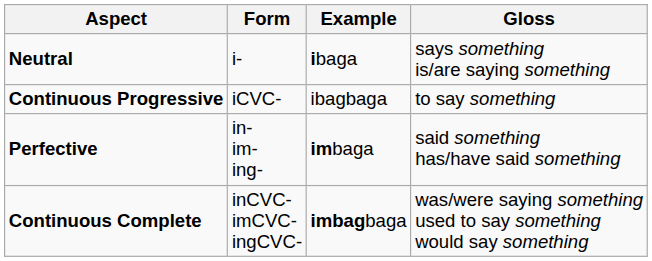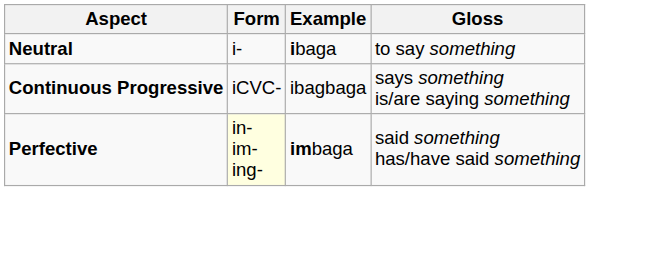(513, 59) says something is/are saying something -> (445, 48) to say something
(485, 98) to say something -> (472, 88) says something is/are saying something
(247, 149) no background -> (247, 149) lightyellow background
- row: (105, 220)
